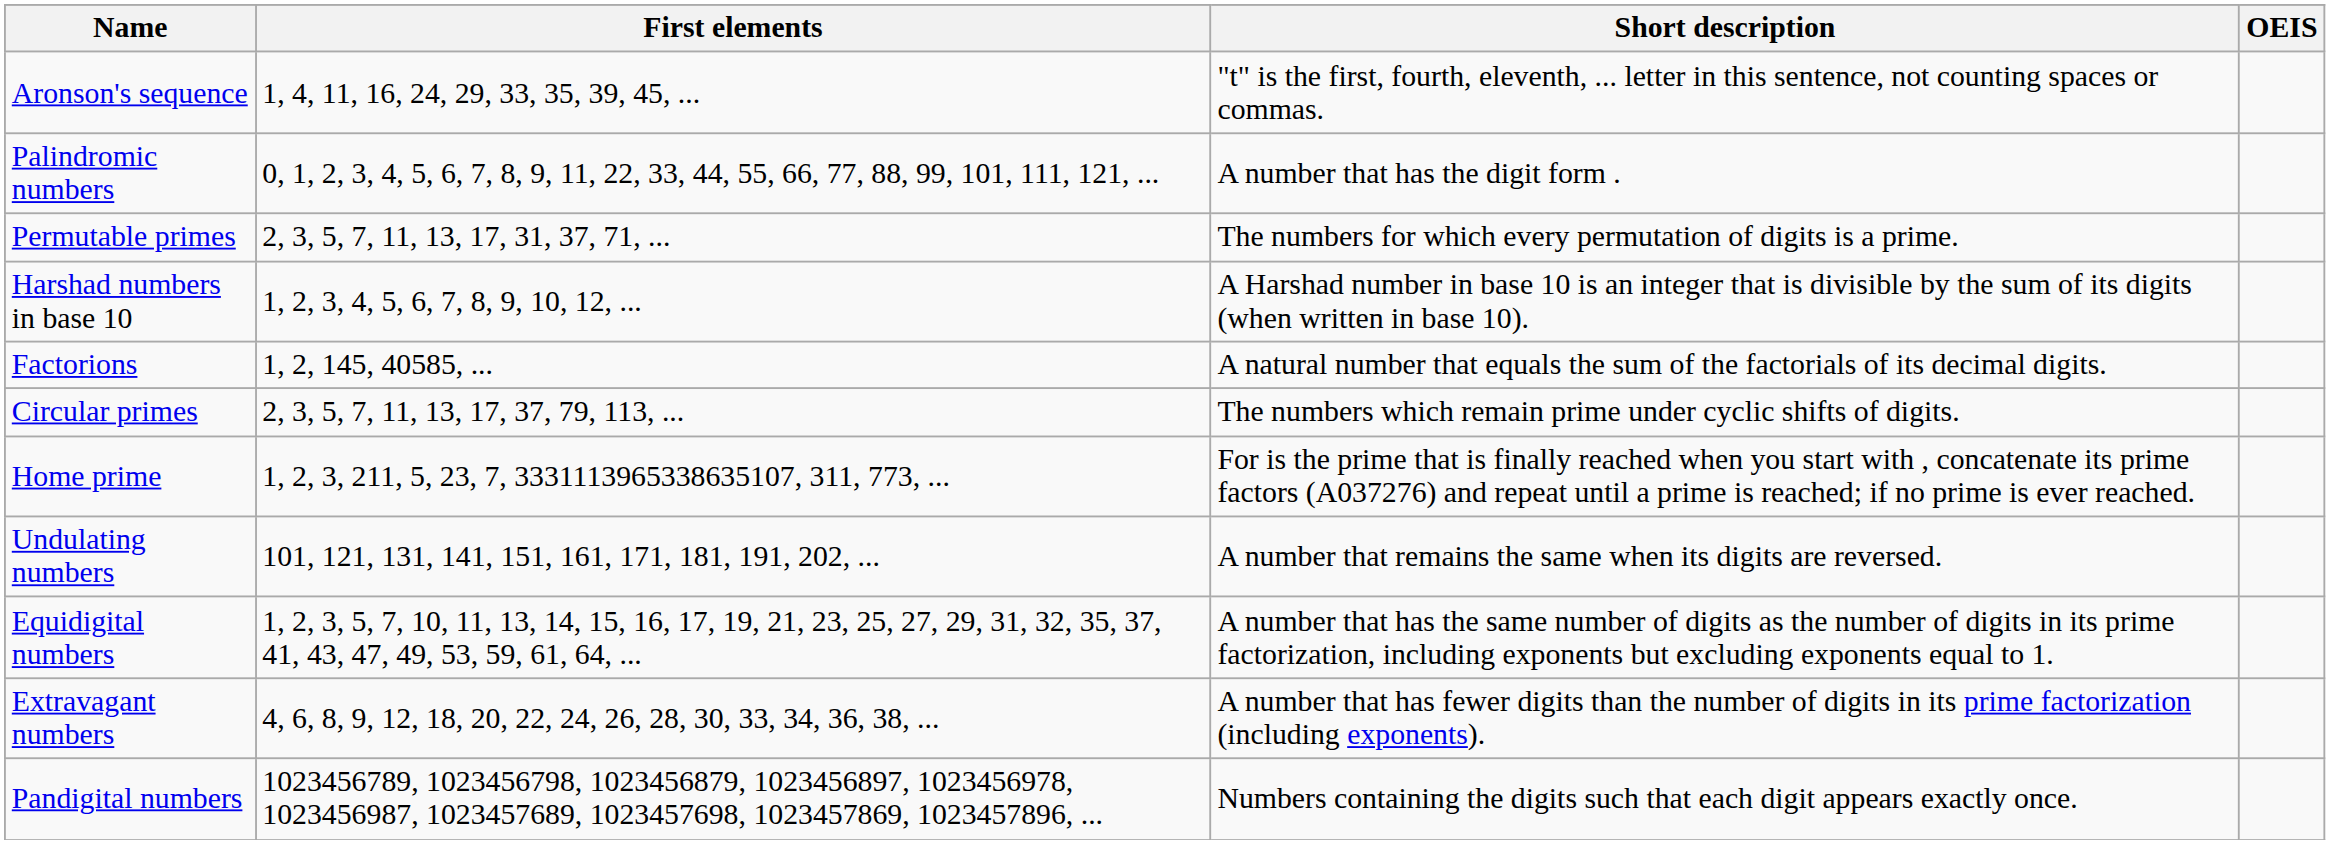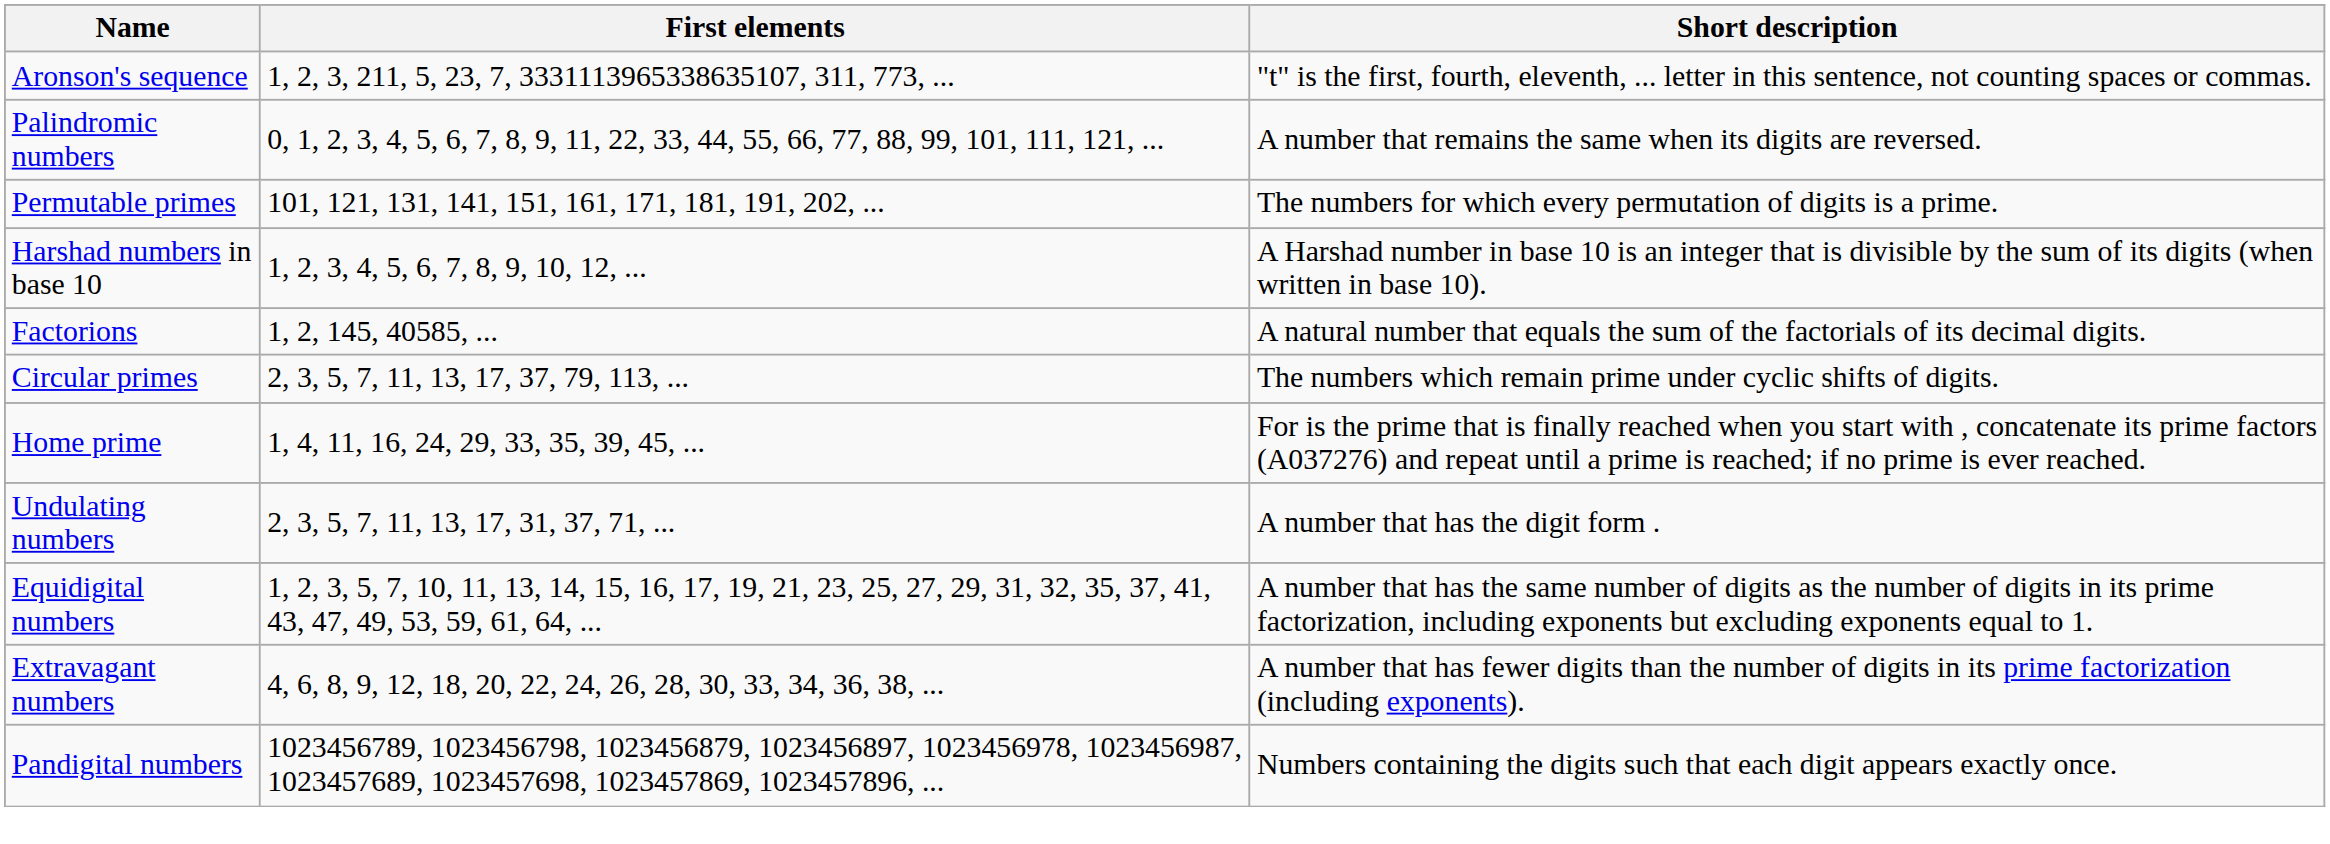- column: (2282, 28)
(481, 92) 1, 4, 11, 16, 24, 29, 33, 35, 39, 45, ... -> (611, 75) 1, 2, 3, 211, 5, 23, 7, 3331113965338635107, 311, 773, ...
(1419, 172) A number that has the digit form . -> (1619, 139) A number that remains the same when its digits are reversed.
(466, 236) 2, 3, 5, 7, 11, 13, 17, 31, 37, 71, ... -> (576, 203) 101, 121, 131, 141, 151, 161, 171, 181, 191, 202, ...
(606, 475) 1, 2, 3, 211, 5, 23, 7, 3331113965338635107, 311, 773, ... -> (486, 442) 1, 4, 11, 16, 24, 29, 33, 35, 39, 45, ...
(571, 556) 101, 121, 131, 141, 151, 161, 171, 181, 191, 202, ... -> (471, 522) 2, 3, 5, 7, 11, 13, 17, 31, 37, 71, ...
(1580, 556) A number that remains the same when its digits are reversed. -> (1459, 522) A number that has the digit form .
